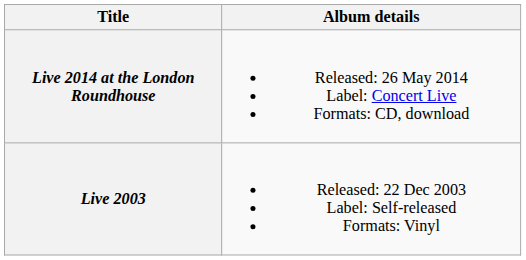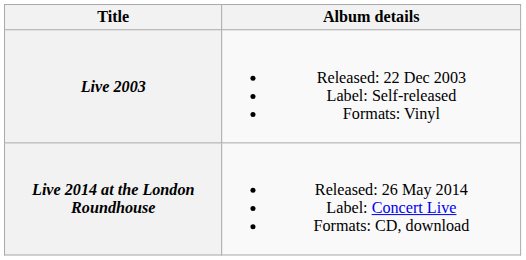rows swapped: (113, 198) <-> (113, 86)
